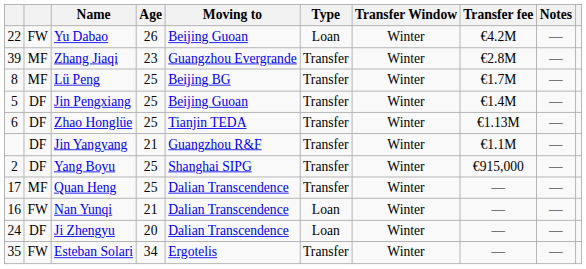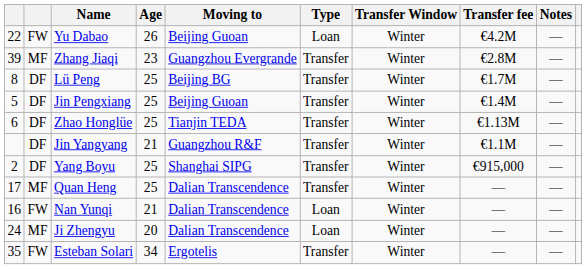(38, 79) MF -> (38, 79) DF
(38, 230) DF -> (38, 230) MF
